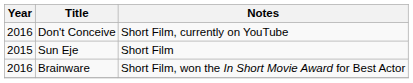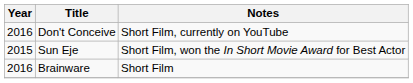(147, 50) Short Film -> (263, 50) Short Film, won the In Short Movie Award for Best Actor
(263, 68) Short Film, won the In Short Movie Award for Best Actor -> (147, 68) Short Film
